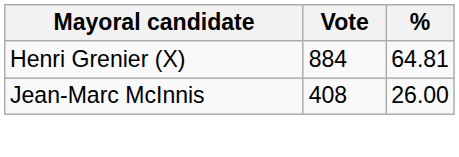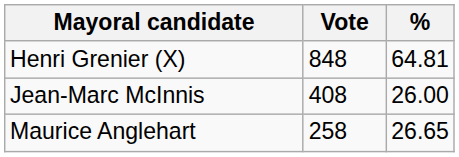(328, 59) 884 -> (328, 59) 848
+ row: (103, 132)
